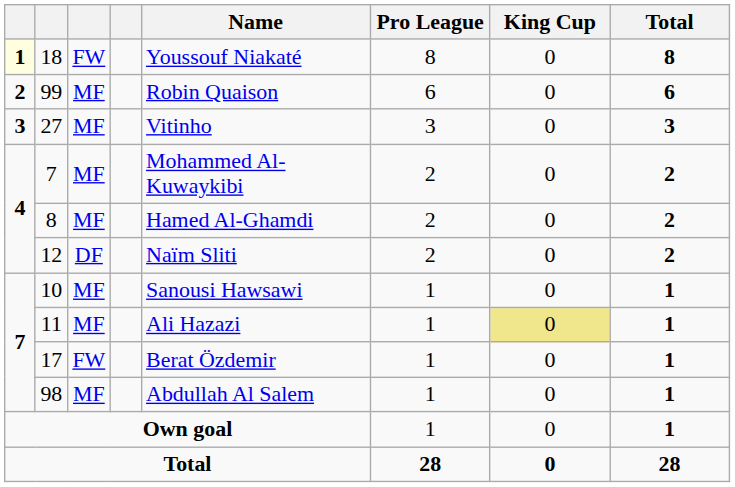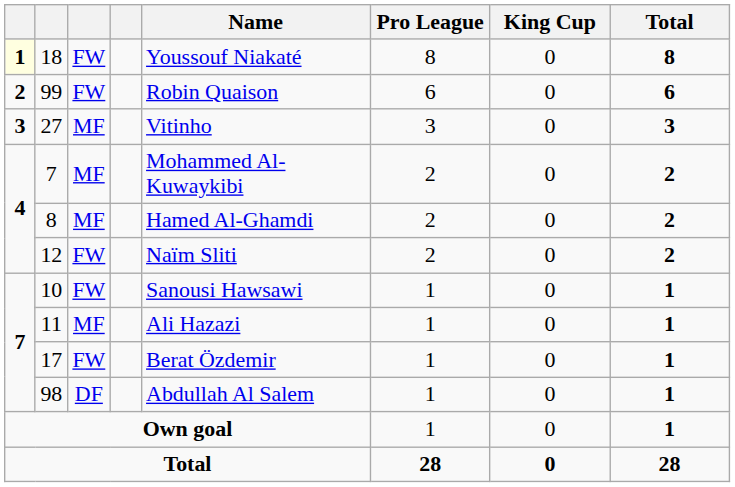(89, 91) MF -> (89, 91) FW
(89, 255) DF -> (89, 255) FW
(89, 289) MF -> (89, 289) FW
(550, 324) khaki background -> (550, 324) no background
(89, 394) MF -> (89, 394) DF
